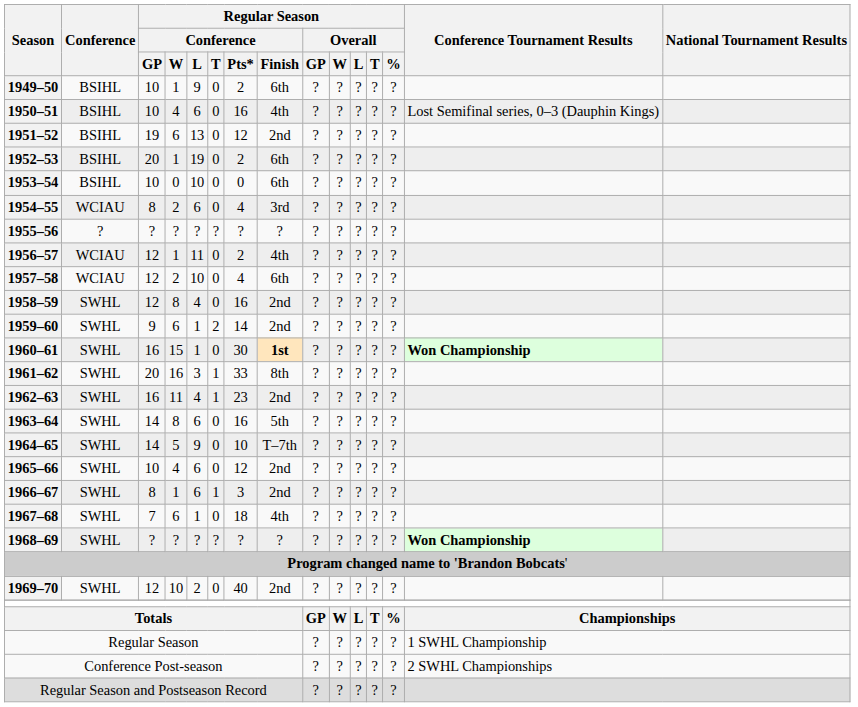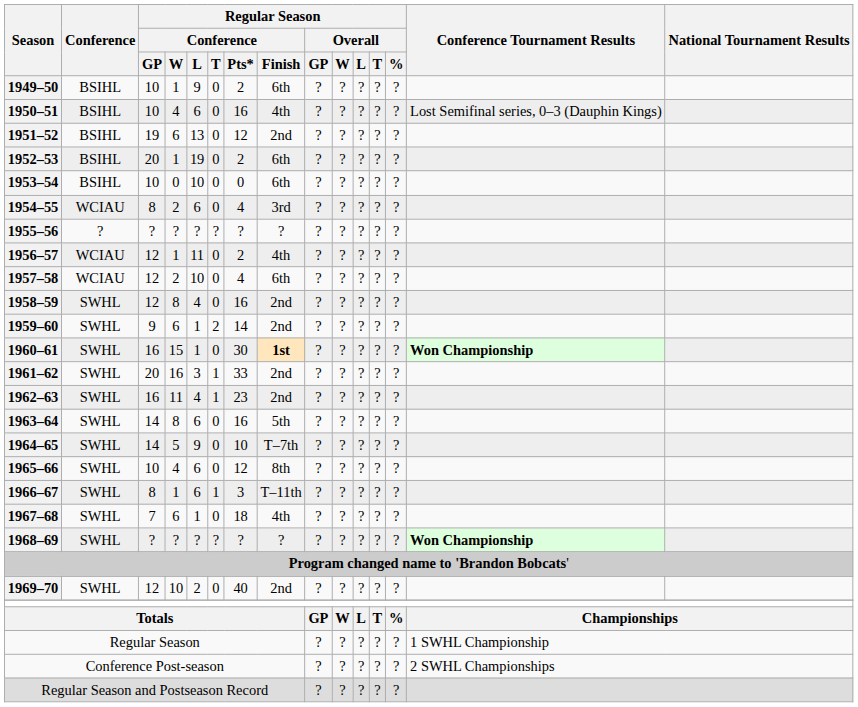(280, 373) 8th -> (281, 373) 2nd
(280, 468) 2nd -> (281, 468) 8th
(280, 492) 2nd -> (281, 492) T–11th
